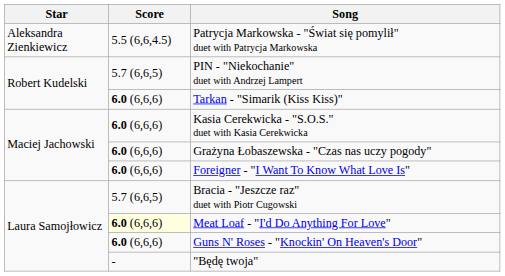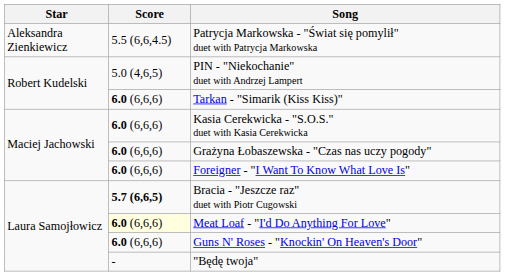(137, 73) 5.7 (6,6,5) -> (137, 73) 5.0 (4,6,5)
(137, 197) normal -> (137, 197) bold
